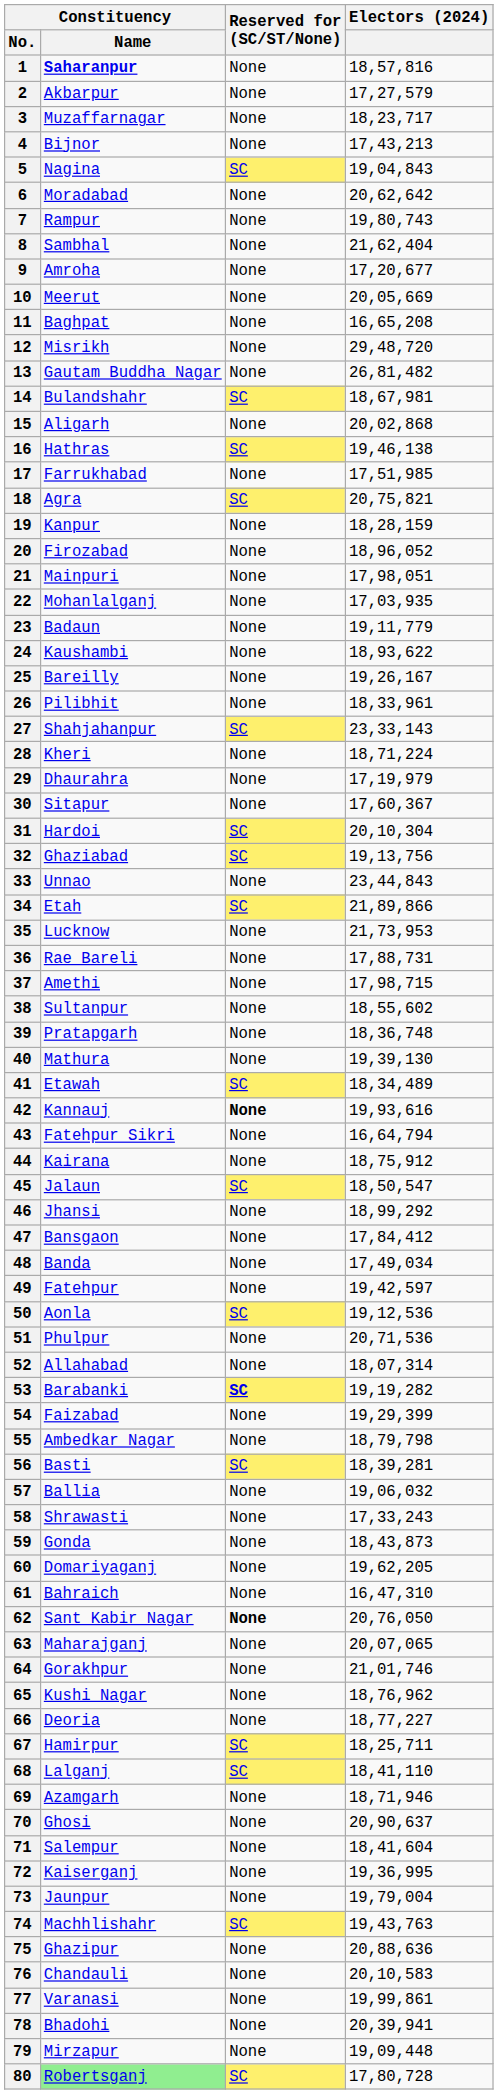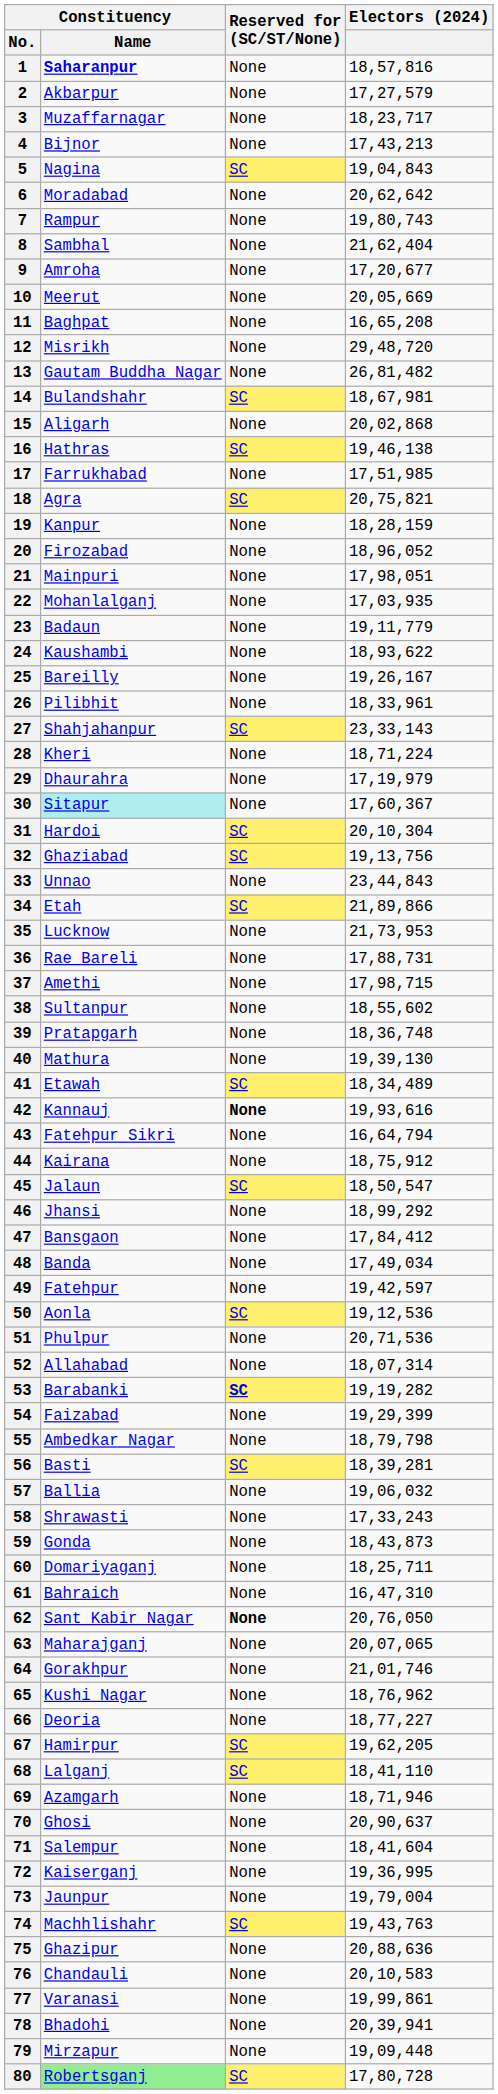(77, 805) no background -> (77, 805) paleturquoise background
(391, 1568) 19,62,205 -> (391, 1568) 18,25,711
(391, 1746) 18,25,711 -> (391, 1746) 19,62,205
